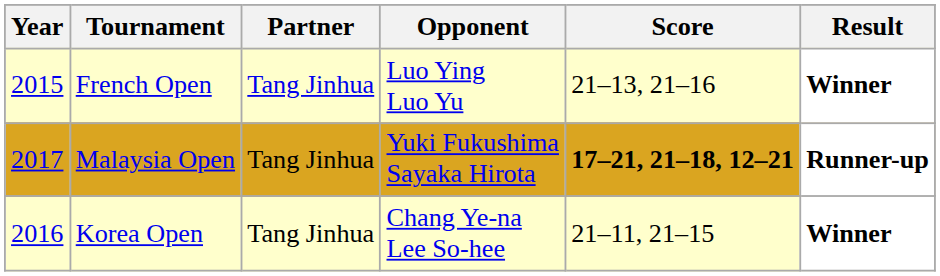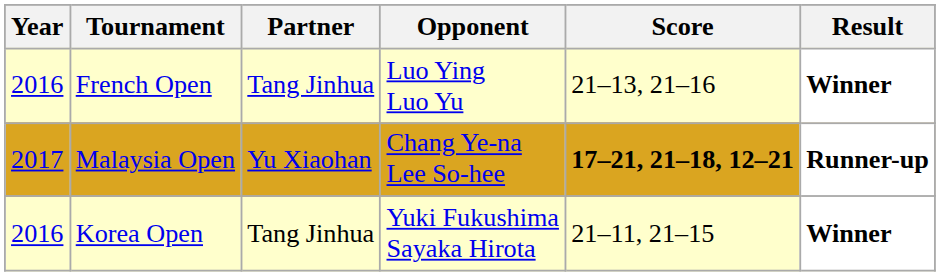(37, 85) 2015 -> (37, 85) 2016
(311, 159) Tang Jinhua -> (310, 159) Yu Xiaohan
(473, 159) Yuki Fukushima Sayaka Hirota -> (454, 159) Chang Ye-na Lee So-hee
(454, 233) Chang Ye-na Lee So-hee -> (473, 233) Yuki Fukushima Sayaka Hirota
